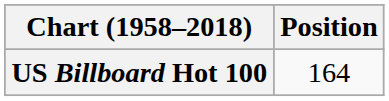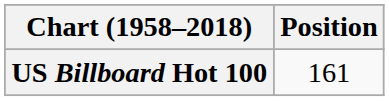(329, 71) 164 -> (329, 71) 161
